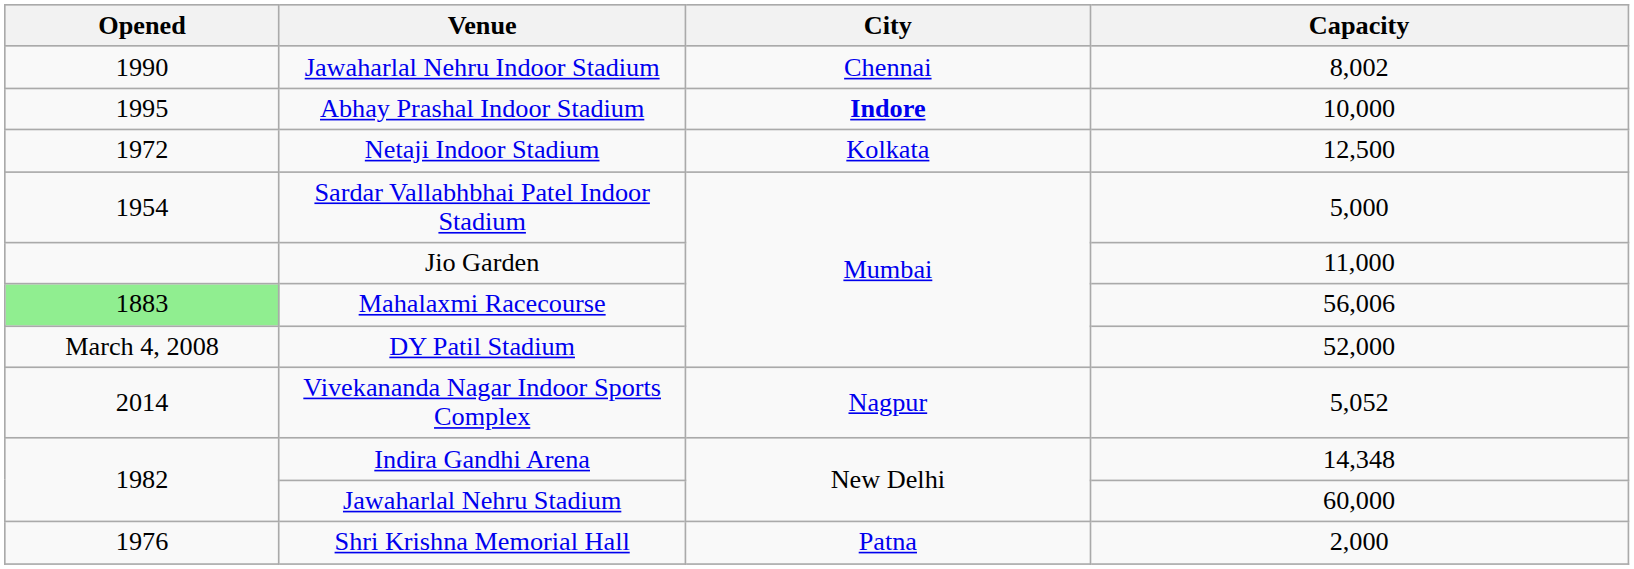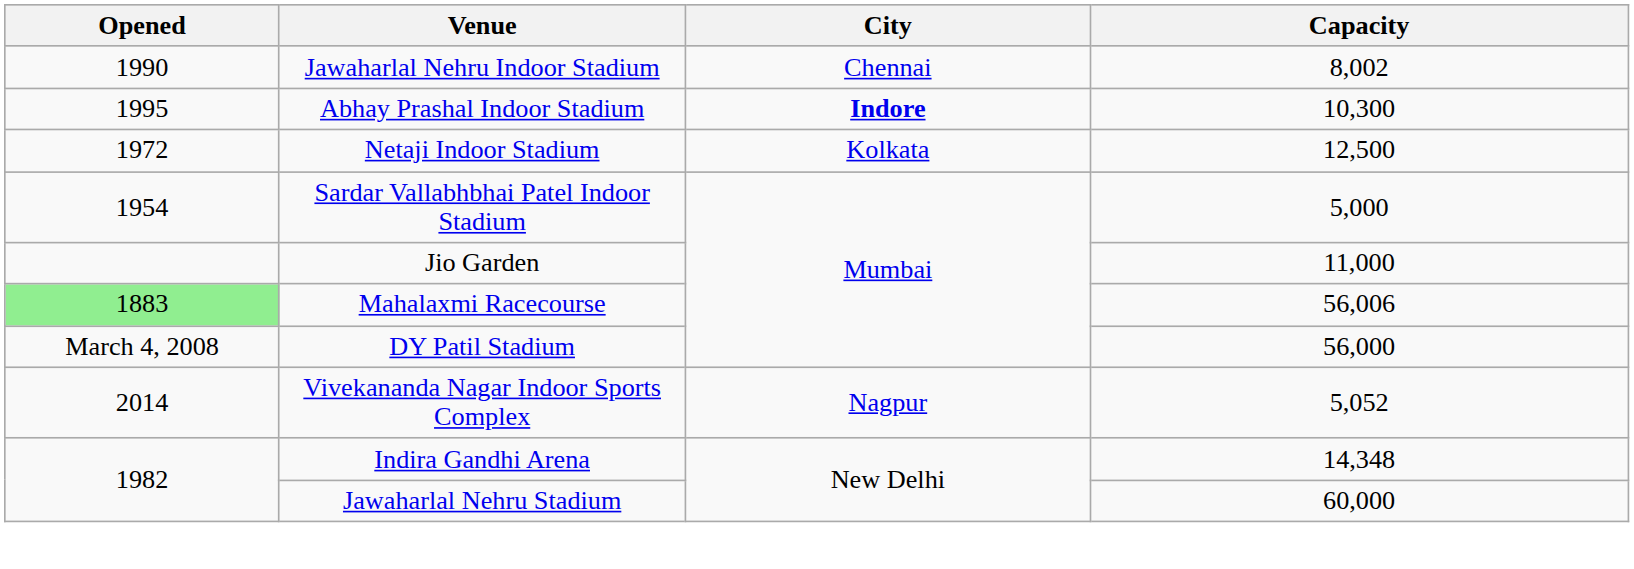(1359, 108) 10,000 -> (1359, 108) 10,300
(1359, 346) 52,000 -> (1359, 346) 56,000
- row: (482, 542)
